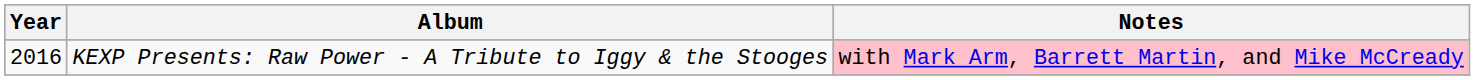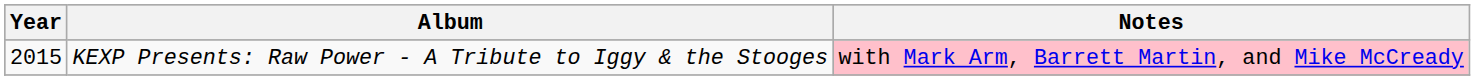(36, 58) 2016 -> (36, 58) 2015
